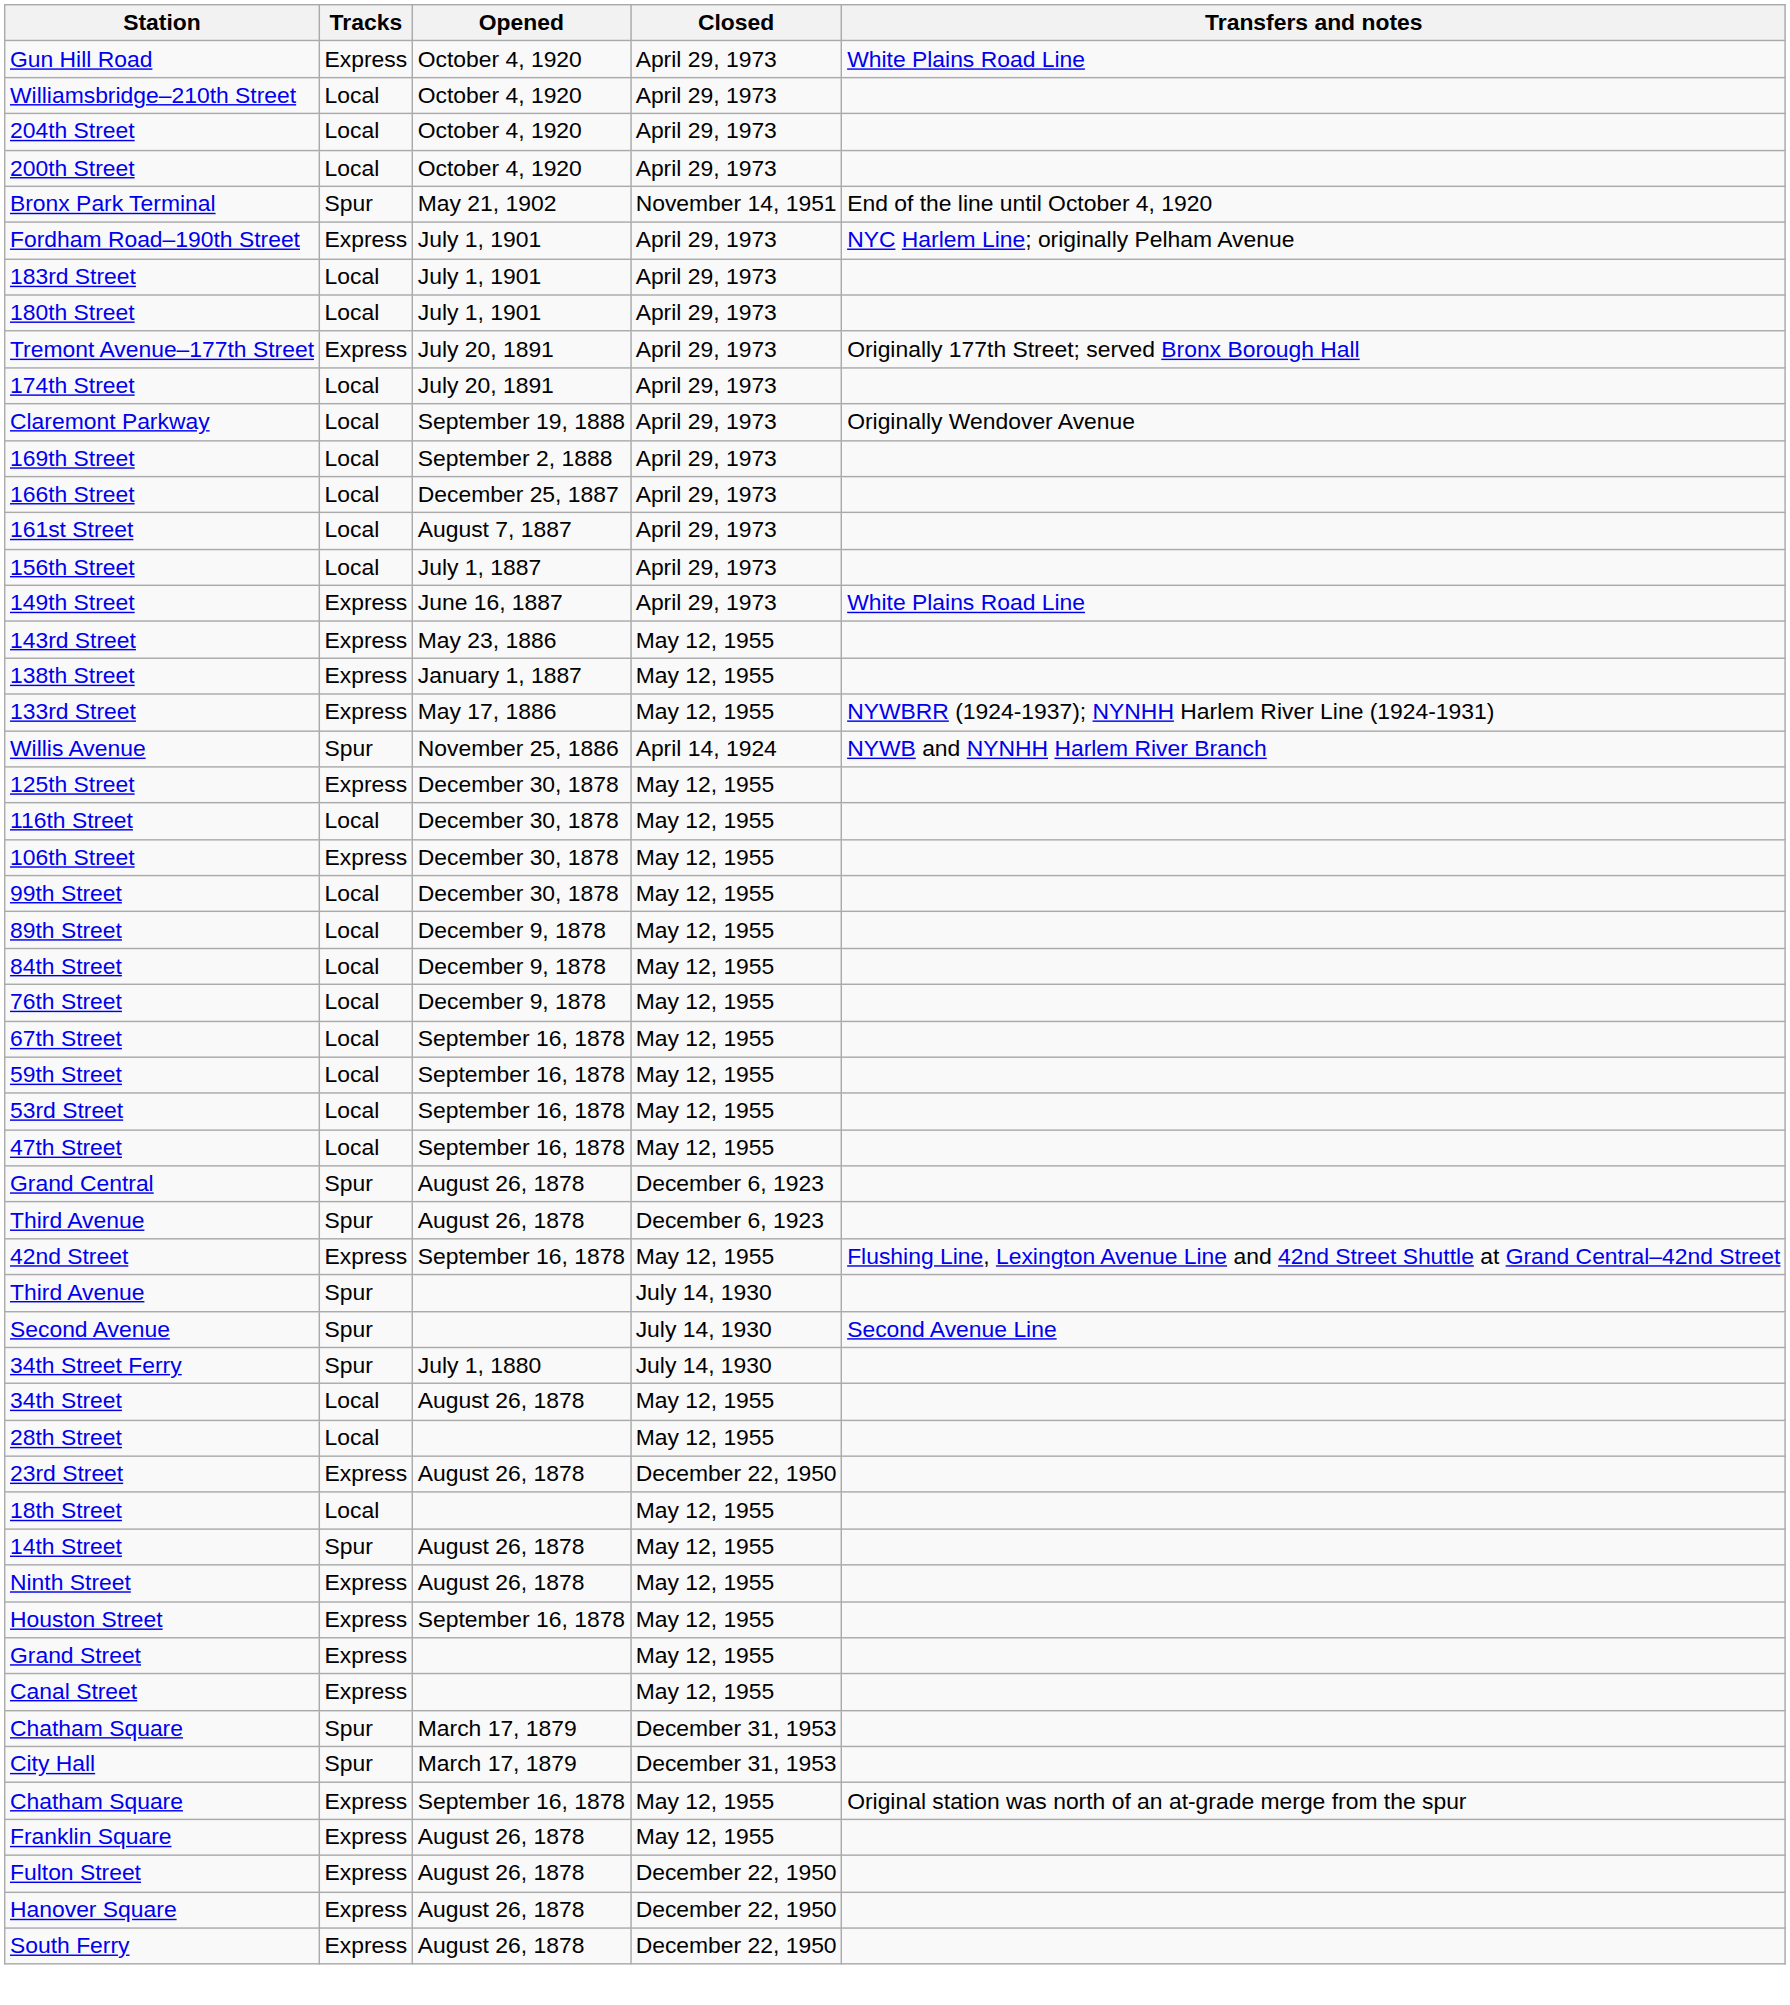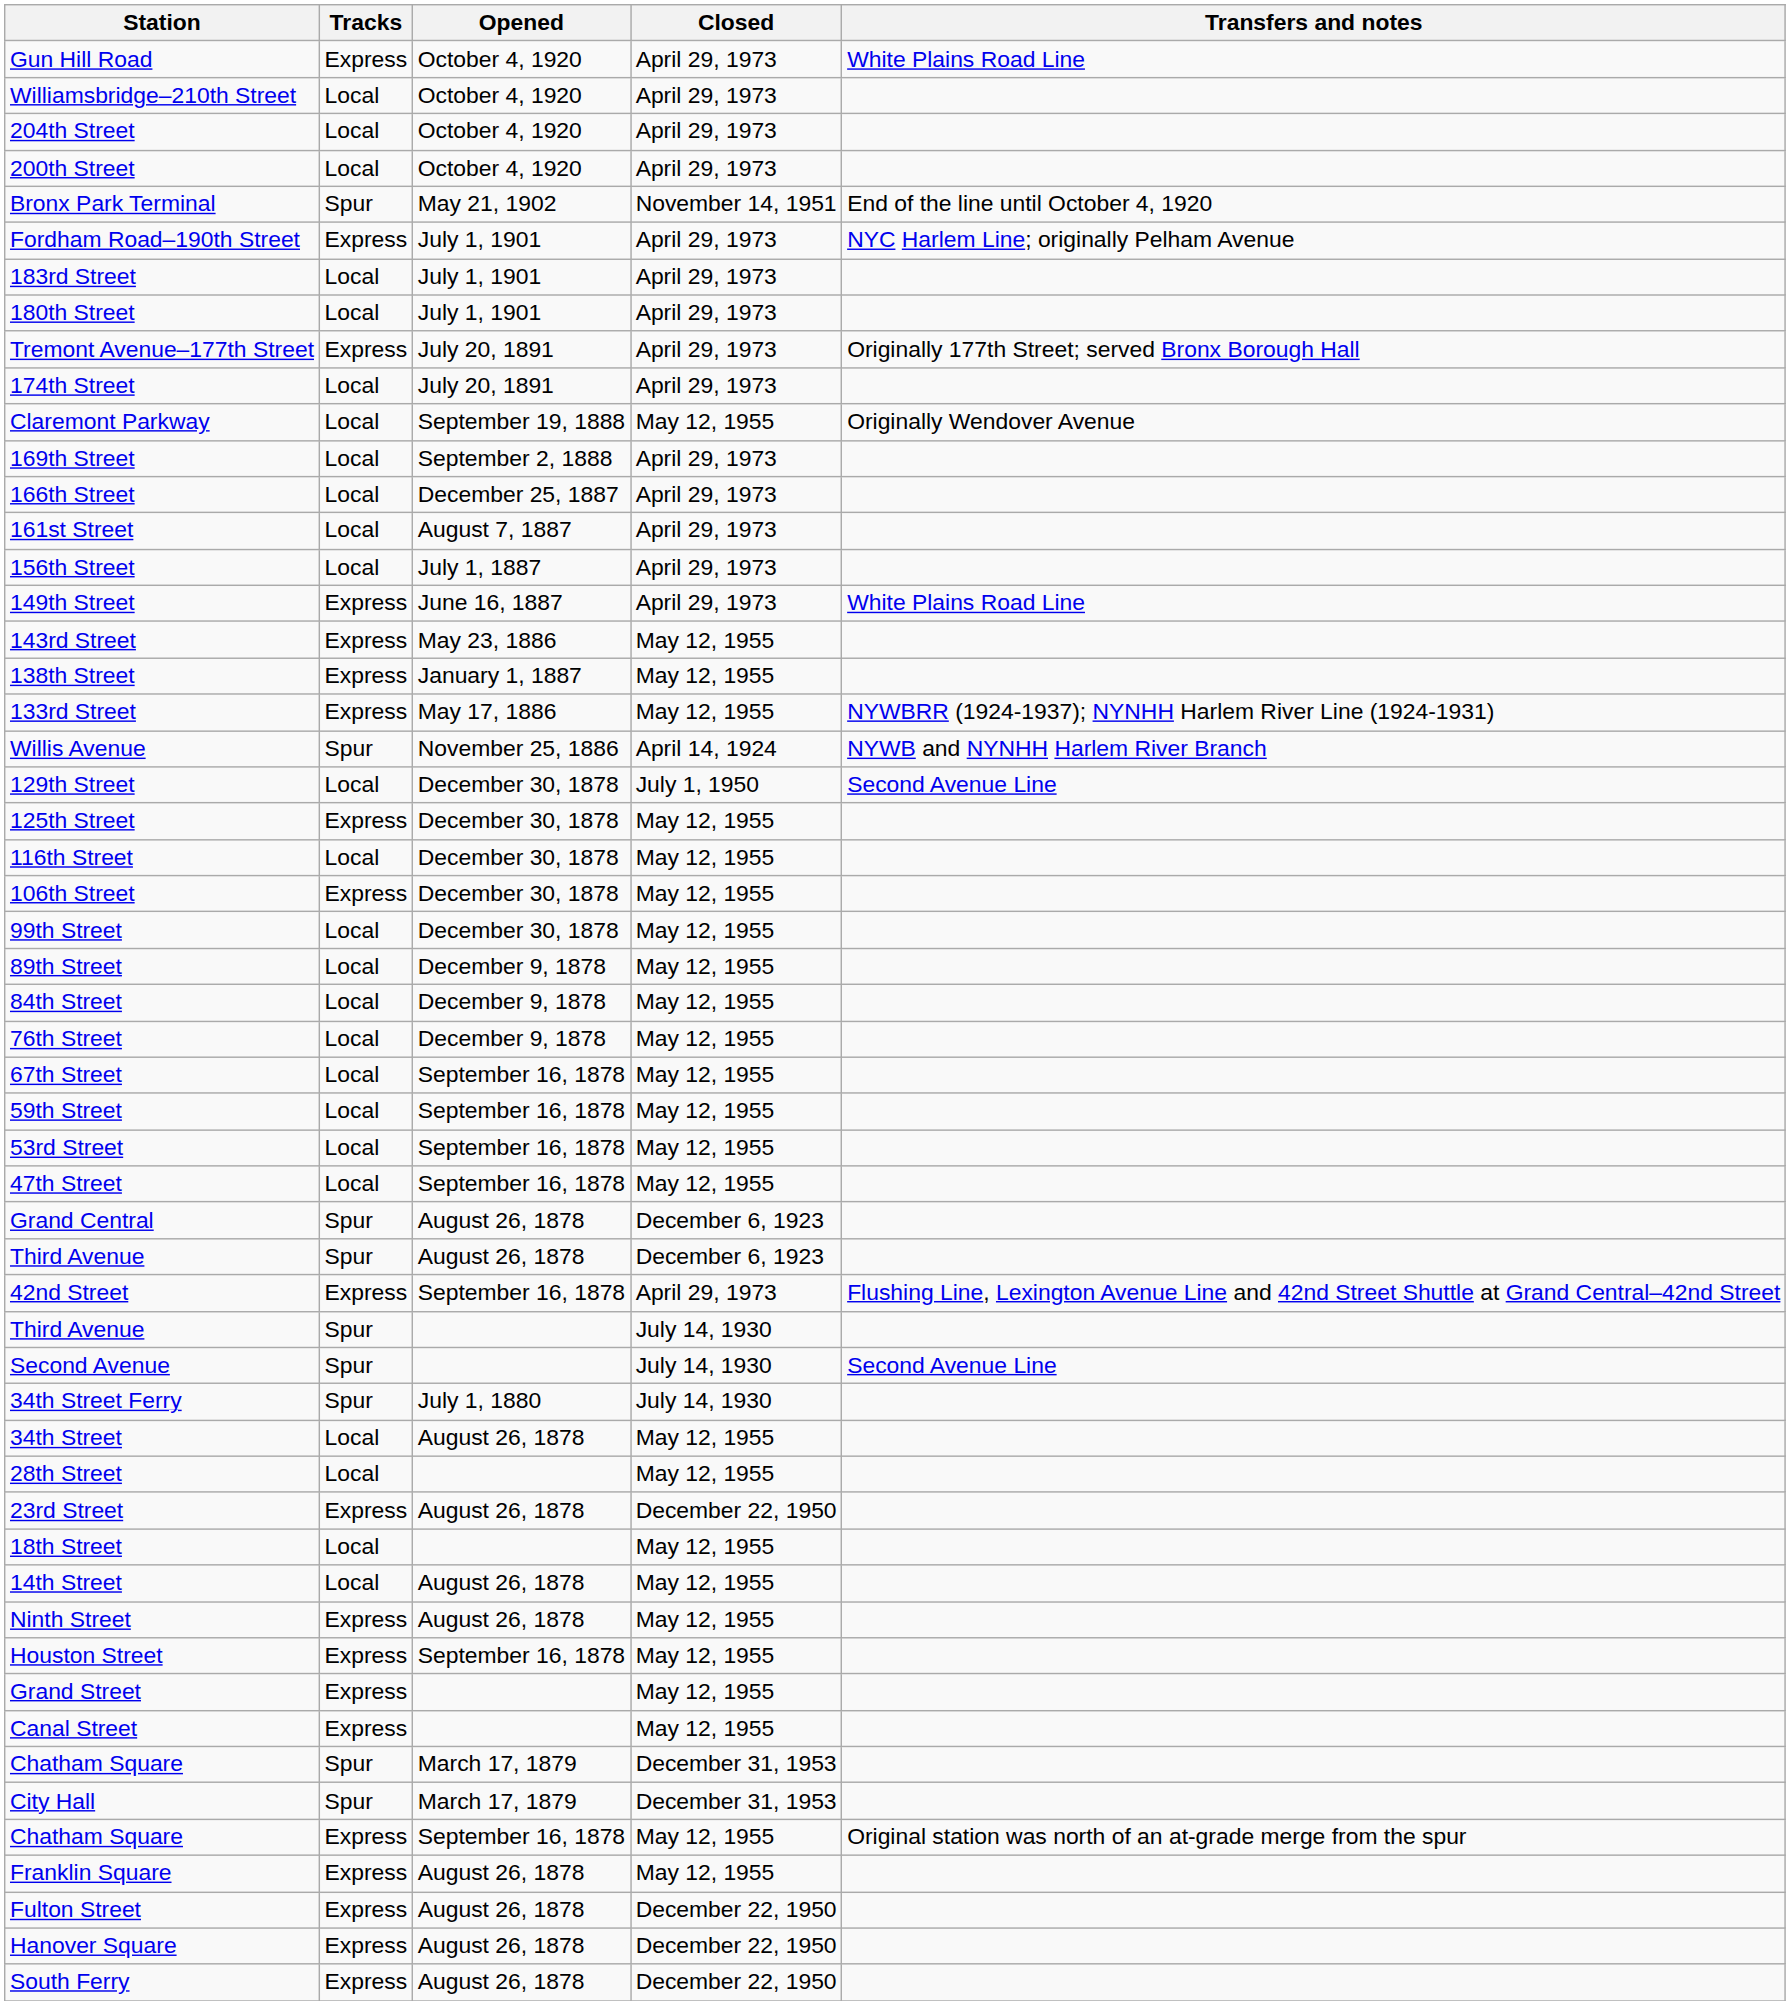(706, 421) April 29, 1973 -> (705, 421) May 12, 1955
+ row: (72, 784)
(705, 1256) May 12, 1955 -> (706, 1292) April 29, 1973
(349, 1546) Spur -> (352, 1582) Local
